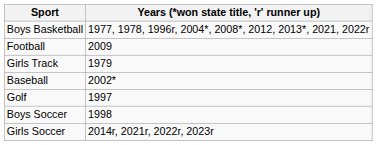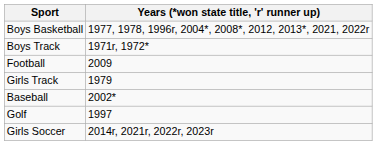+ row: (33, 47)
- row: (37, 115)
